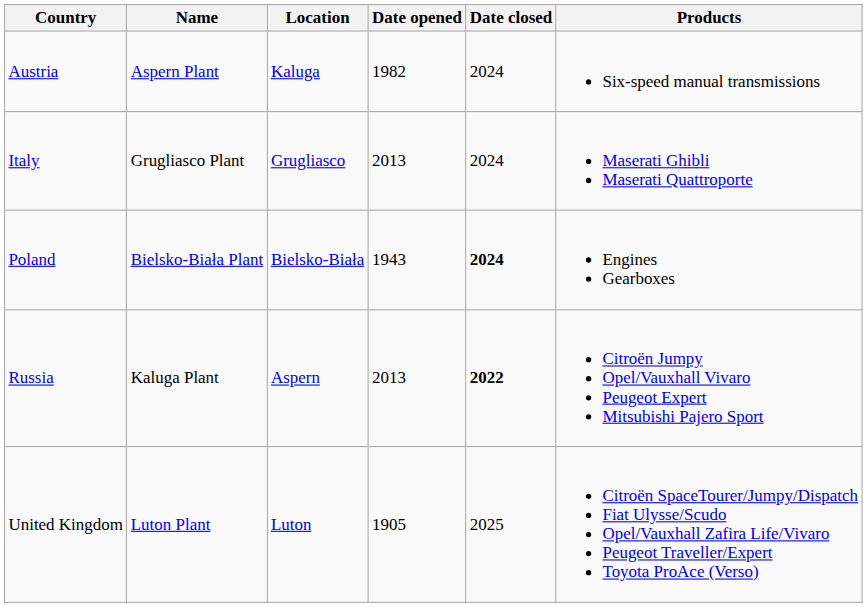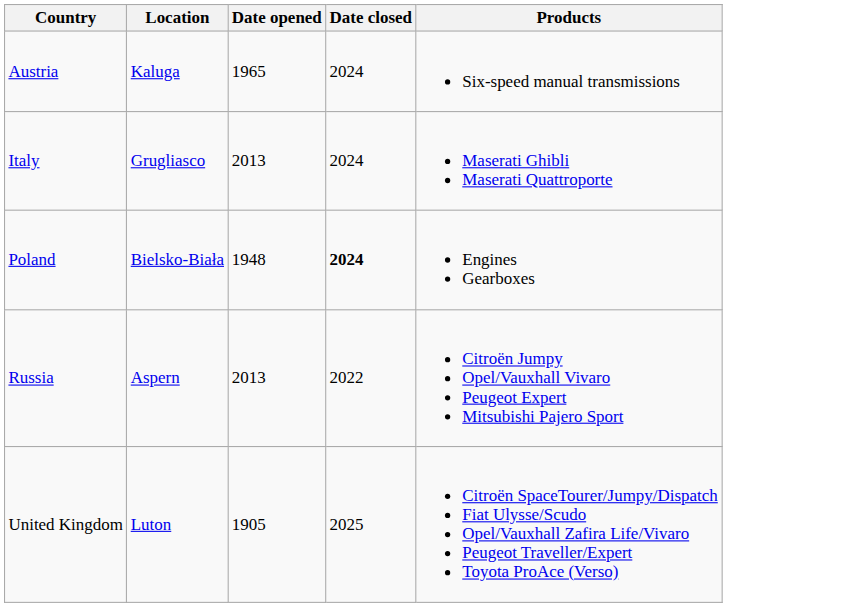- column: (197, 17)
(389, 71) 1982 -> (249, 71) 1965
(389, 259) 1943 -> (249, 259) 1948
(487, 377) bold -> (347, 377) normal
